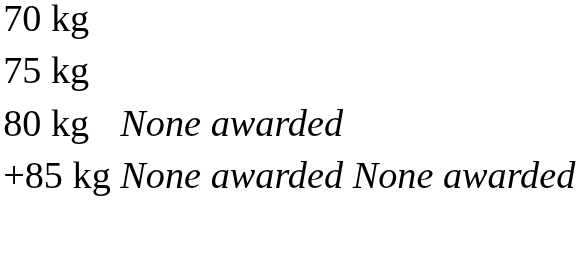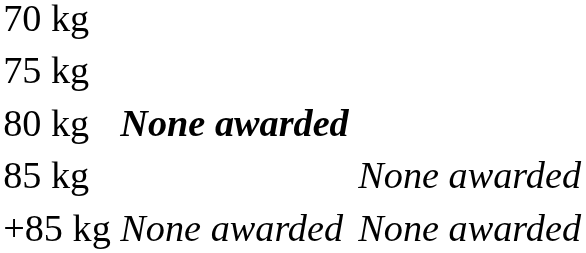(232, 123) normal -> (235, 123) bold
+ row: (46, 175)
